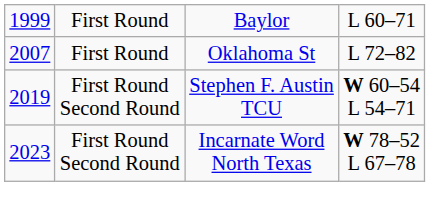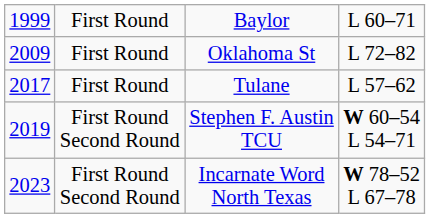(30, 53) 2007 -> (30, 53) 2009
+ row: (262, 85)
